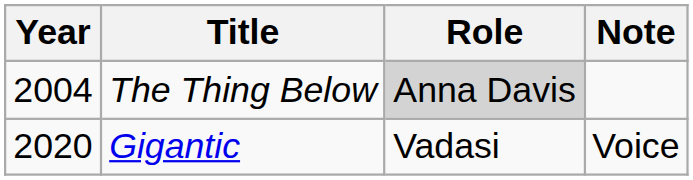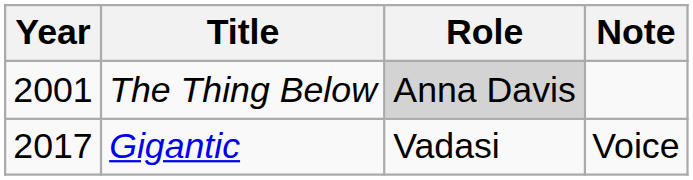(53, 89) 2004 -> (53, 89) 2001
(53, 145) 2020 -> (53, 145) 2017
